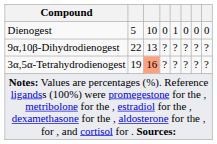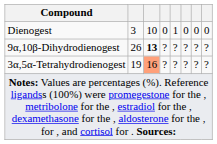(133, 30) 5 -> (133, 30) 3
(136, 47) 22 -> (136, 47) 26
(152, 47) normal -> (152, 47) bold
